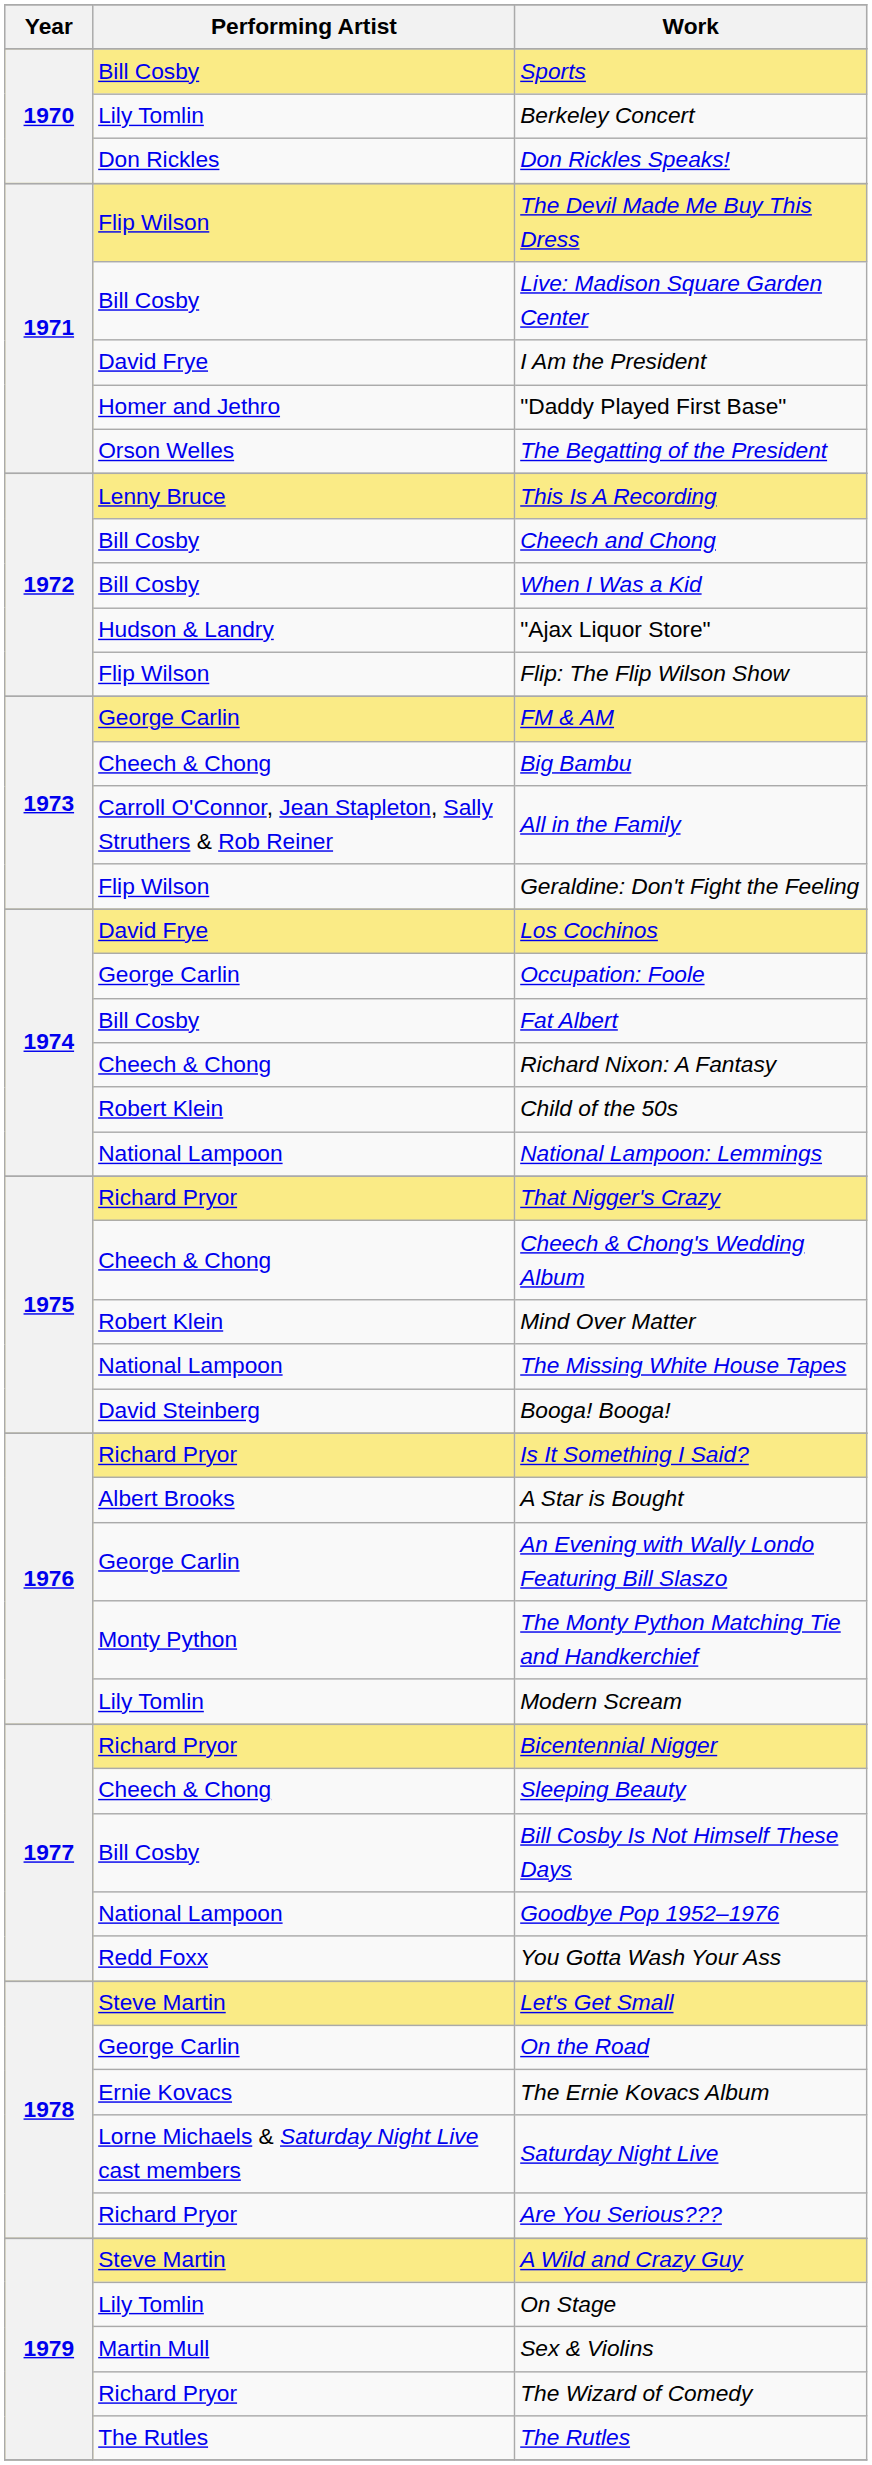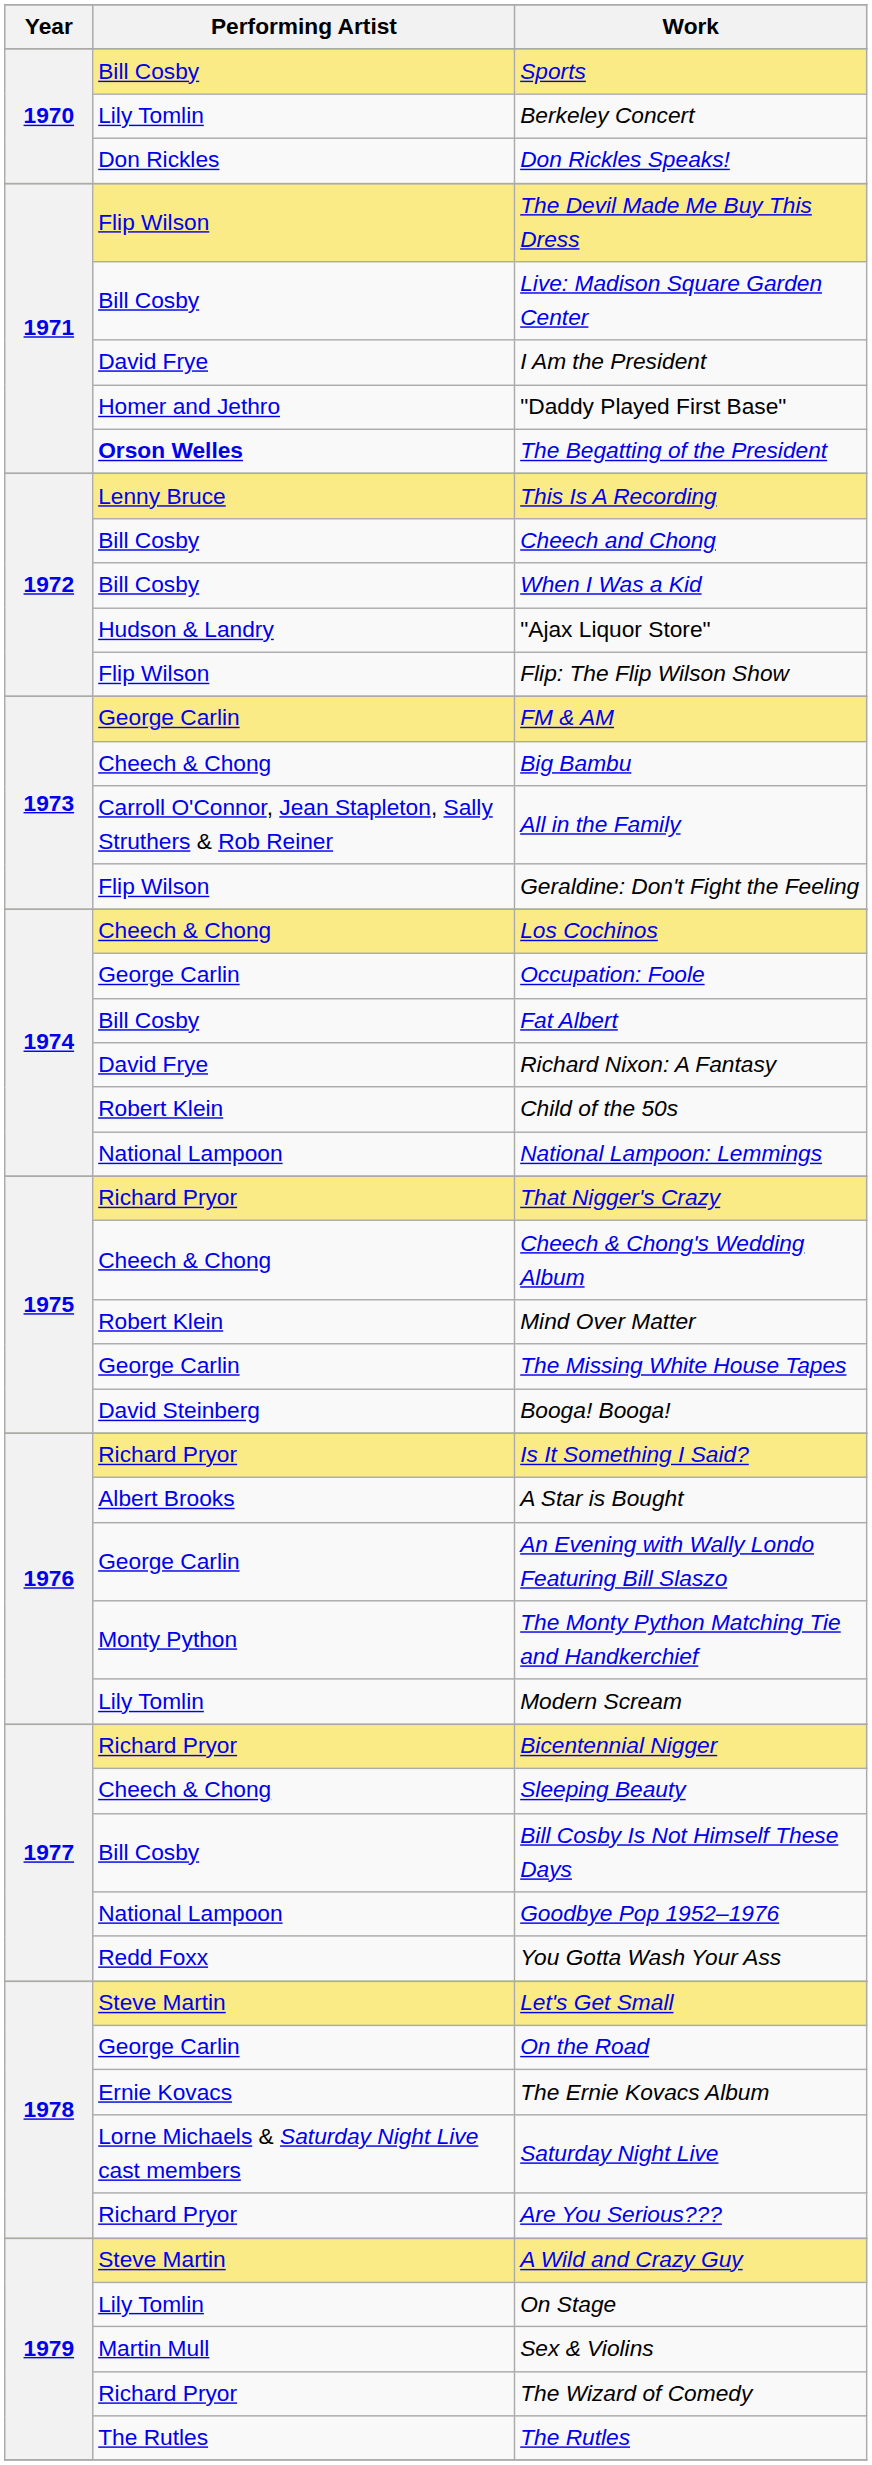(166, 451) normal -> (171, 451) bold
(153, 930) David Frye -> (185, 930) Cheech & Chong
(185, 1064) Cheech & Chong -> (153, 1064) David Frye
(190, 1366) National Lampoon -> (169, 1366) George Carlin
